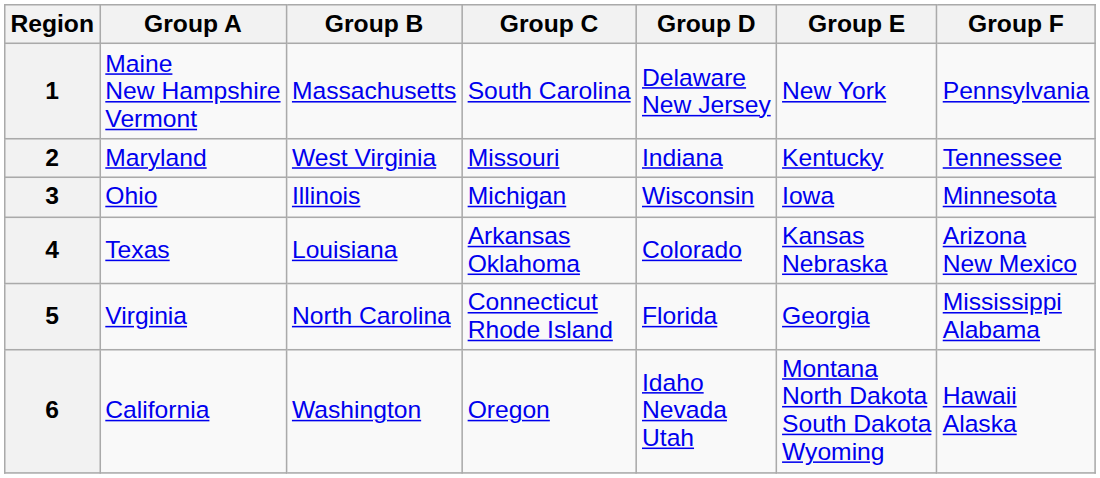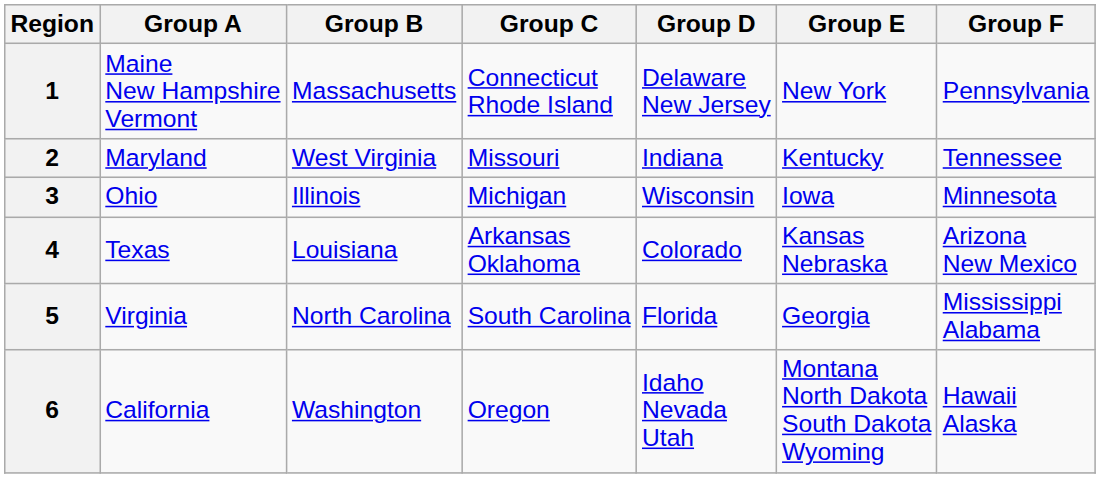(549, 90) South Carolina -> (540, 90) Connecticut Rhode Island
(540, 316) Connecticut Rhode Island -> (549, 316) South Carolina
